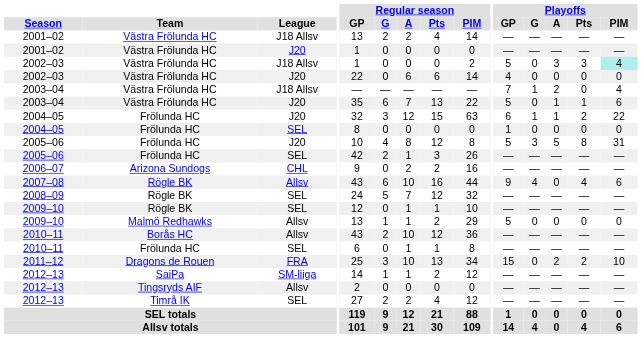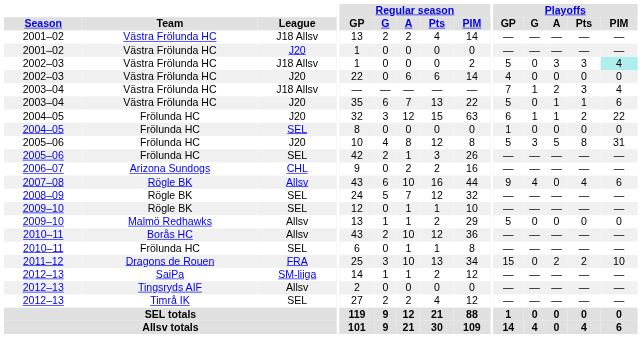(584, 89) 0 -> (584, 89) 3
